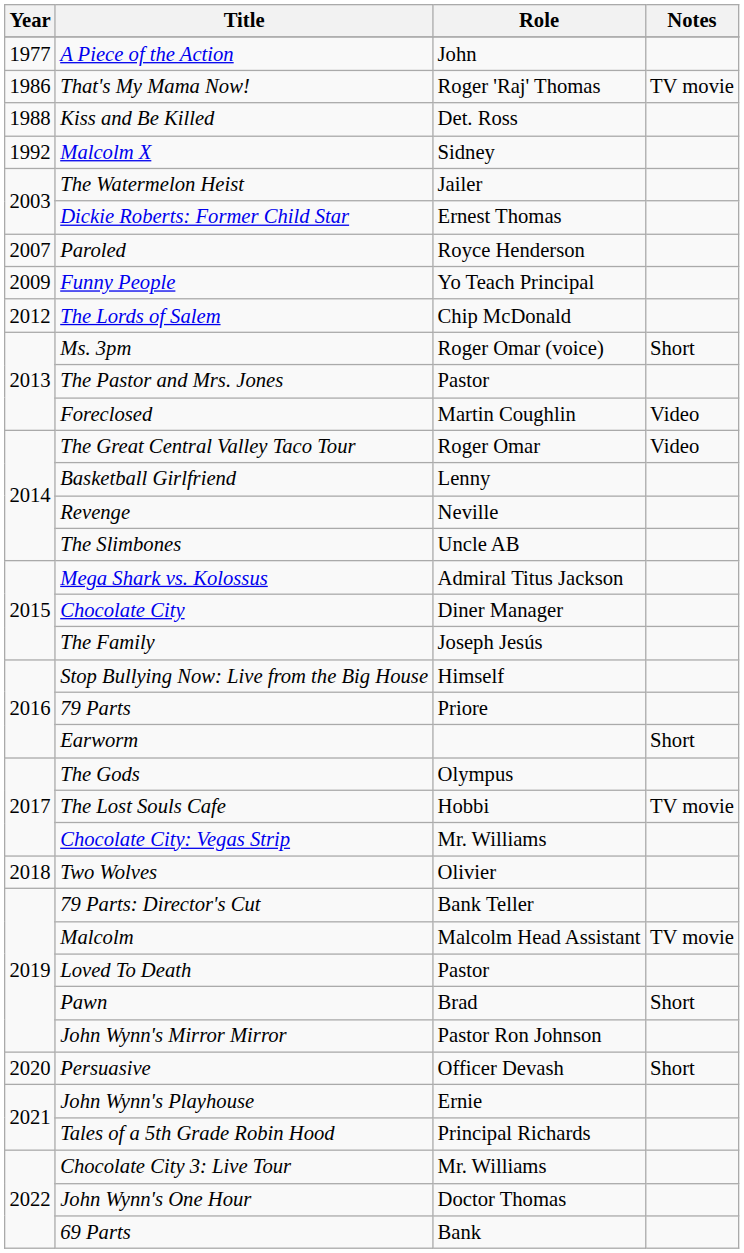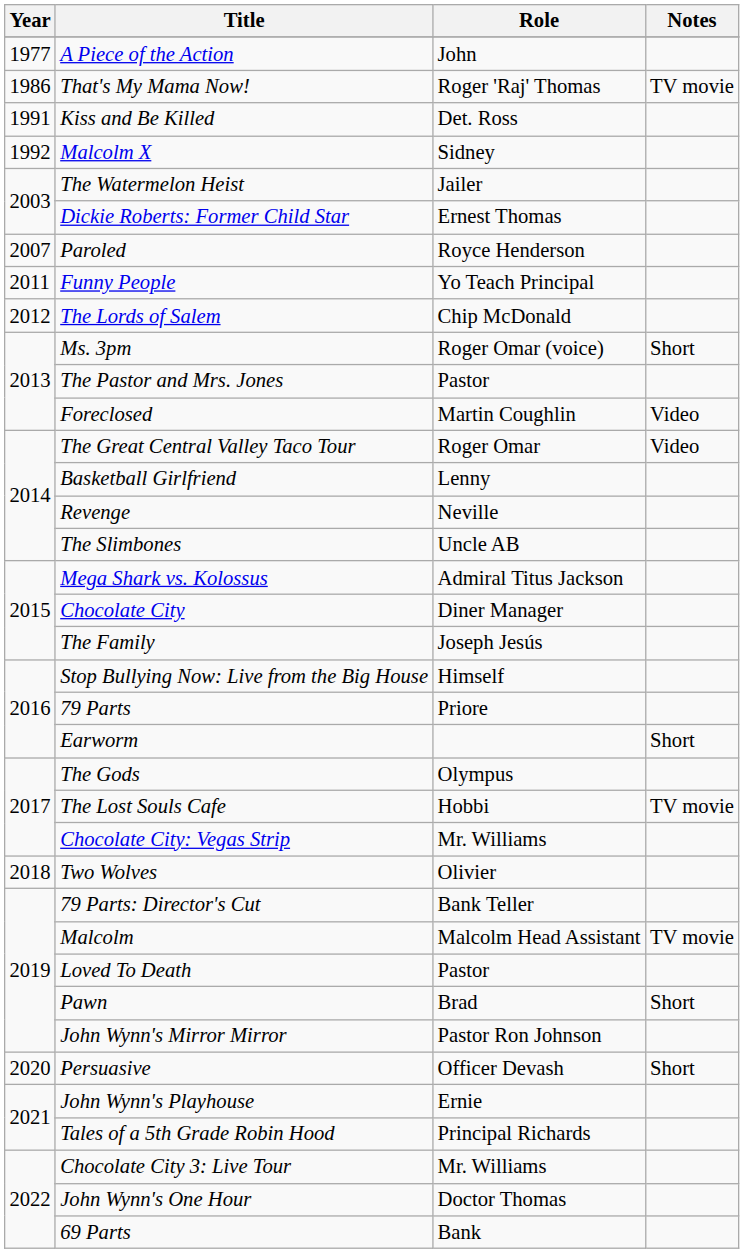(30, 119) 1988 -> (30, 119) 1991
(30, 282) 2009 -> (30, 282) 2011
